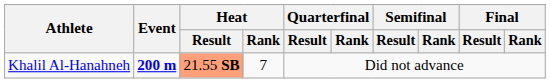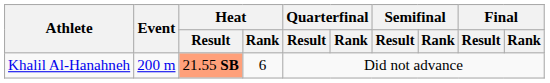(157, 65) bold -> (156, 65) normal
(263, 65) 7 -> (263, 65) 6
